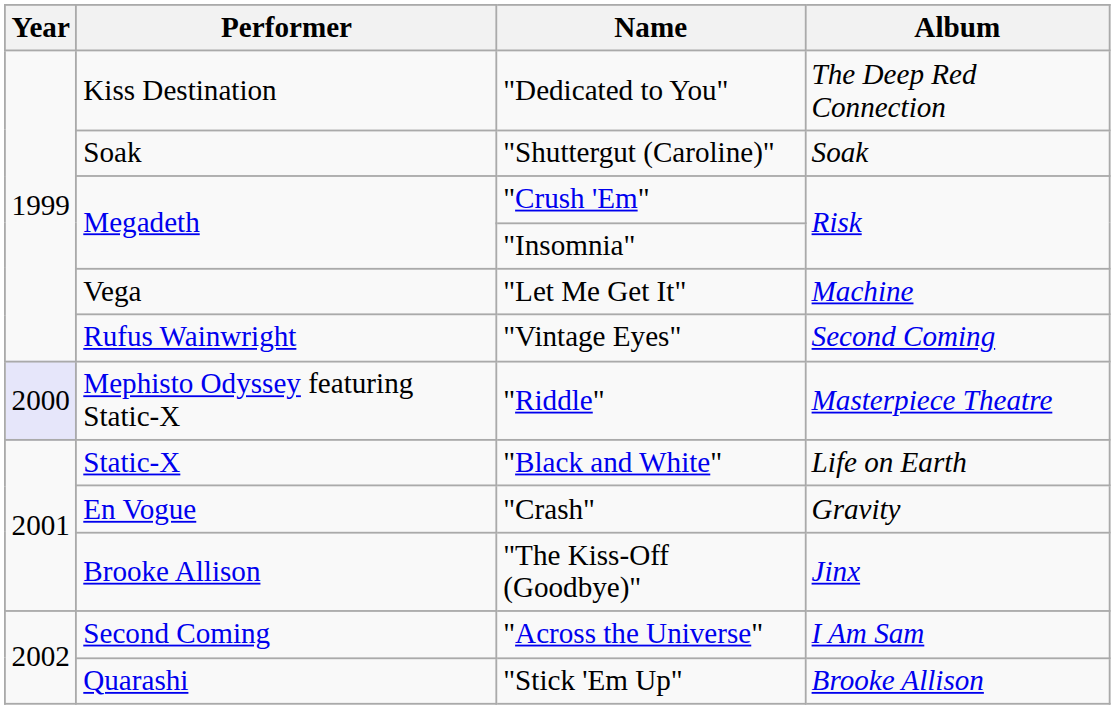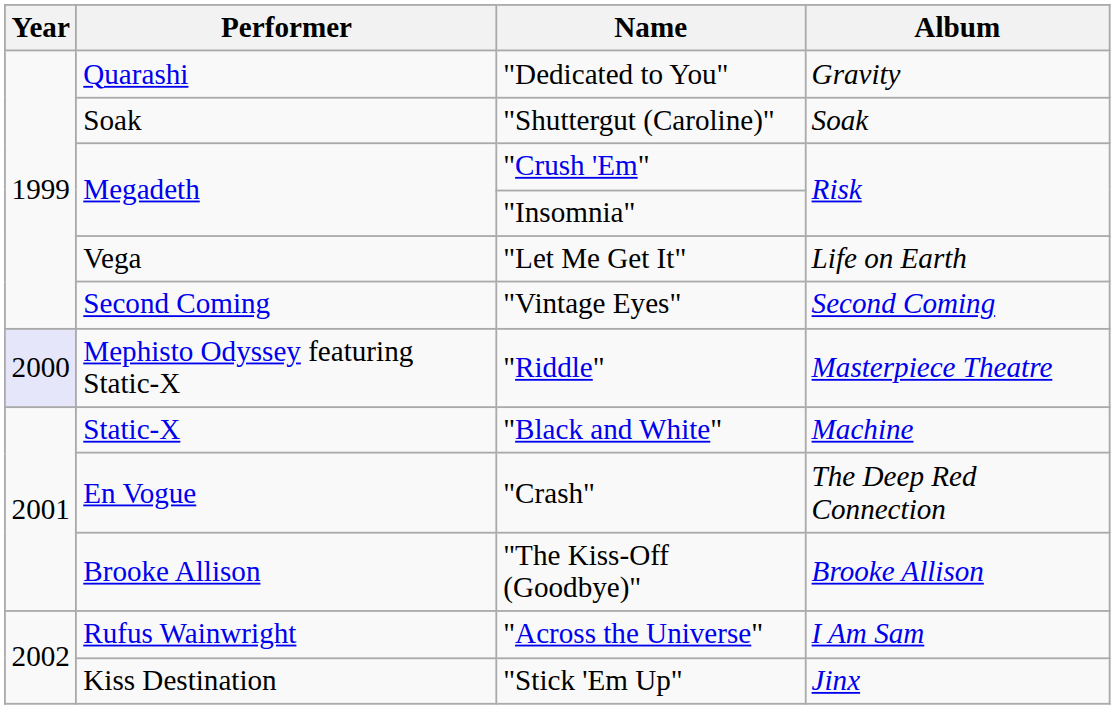(180, 90) Kiss Destination -> (136, 73) Quarashi
(894, 90) The Deep Red Connection -> (856, 73) Gravity
(863, 291) Machine -> (889, 258) Life on Earth
(190, 337) Rufus Wainwright -> (177, 304) Second Coming
(889, 462) Life on Earth -> (863, 429) Machine
(856, 508) Gravity -> (894, 492) The Deep Red Connection
(836, 571) Jinx -> (898, 571) Brooke Allison
(177, 633) Second Coming -> (190, 633) Rufus Wainwright
(136, 680) Quarashi -> (180, 680) Kiss Destination
(898, 680) Brooke Allison -> (836, 680) Jinx
